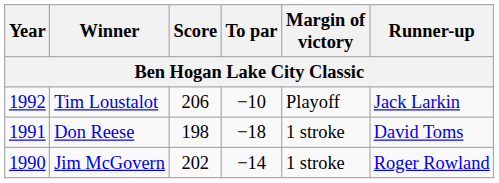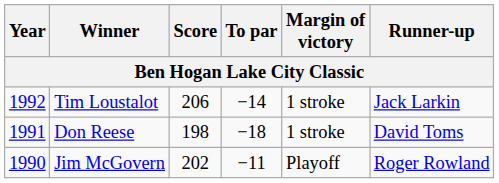(252, 102) −10 -> (252, 102) −14
(313, 102) Playoff -> (315, 102) 1 stroke
(252, 162) −14 -> (252, 162) −11
(315, 162) 1 stroke -> (313, 162) Playoff
